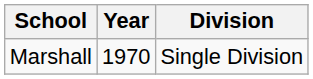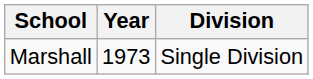(126, 56) 1970 -> (126, 56) 1973
